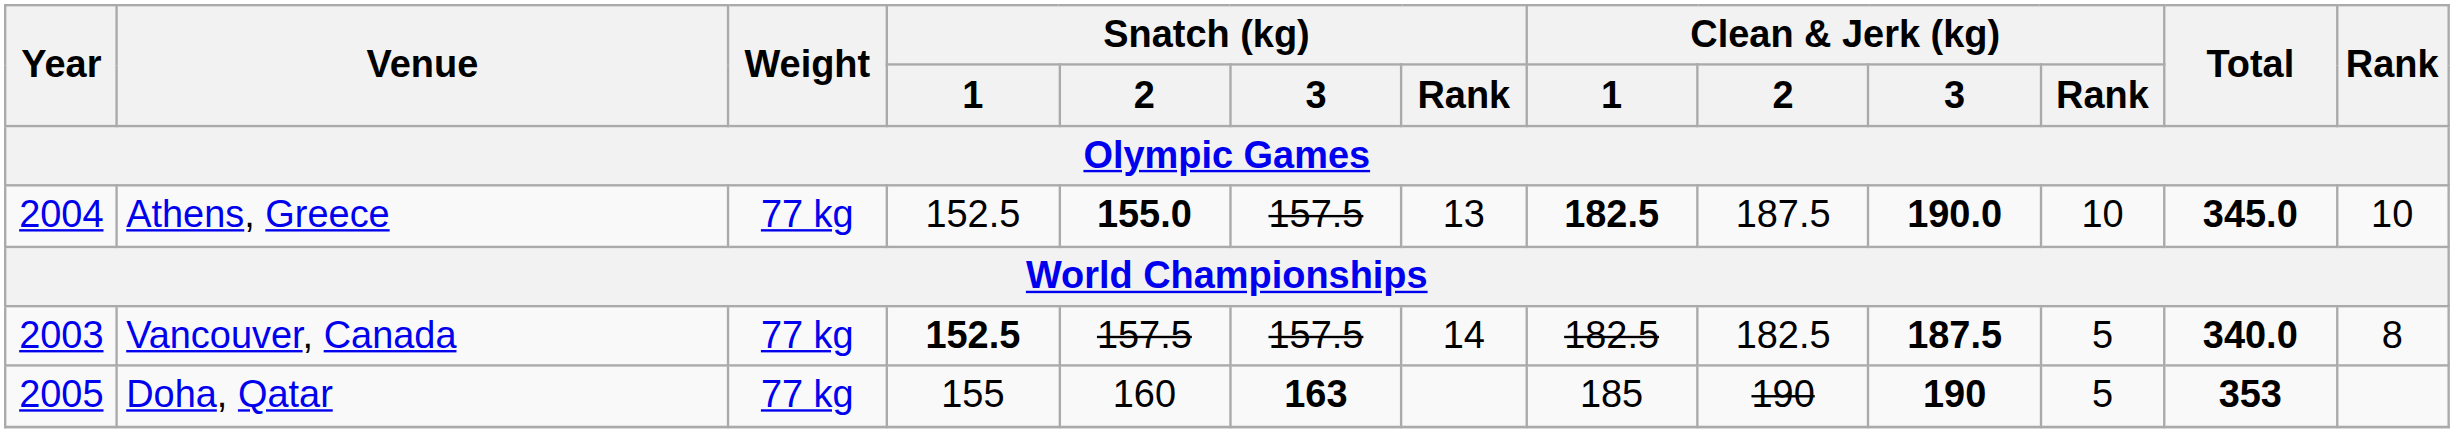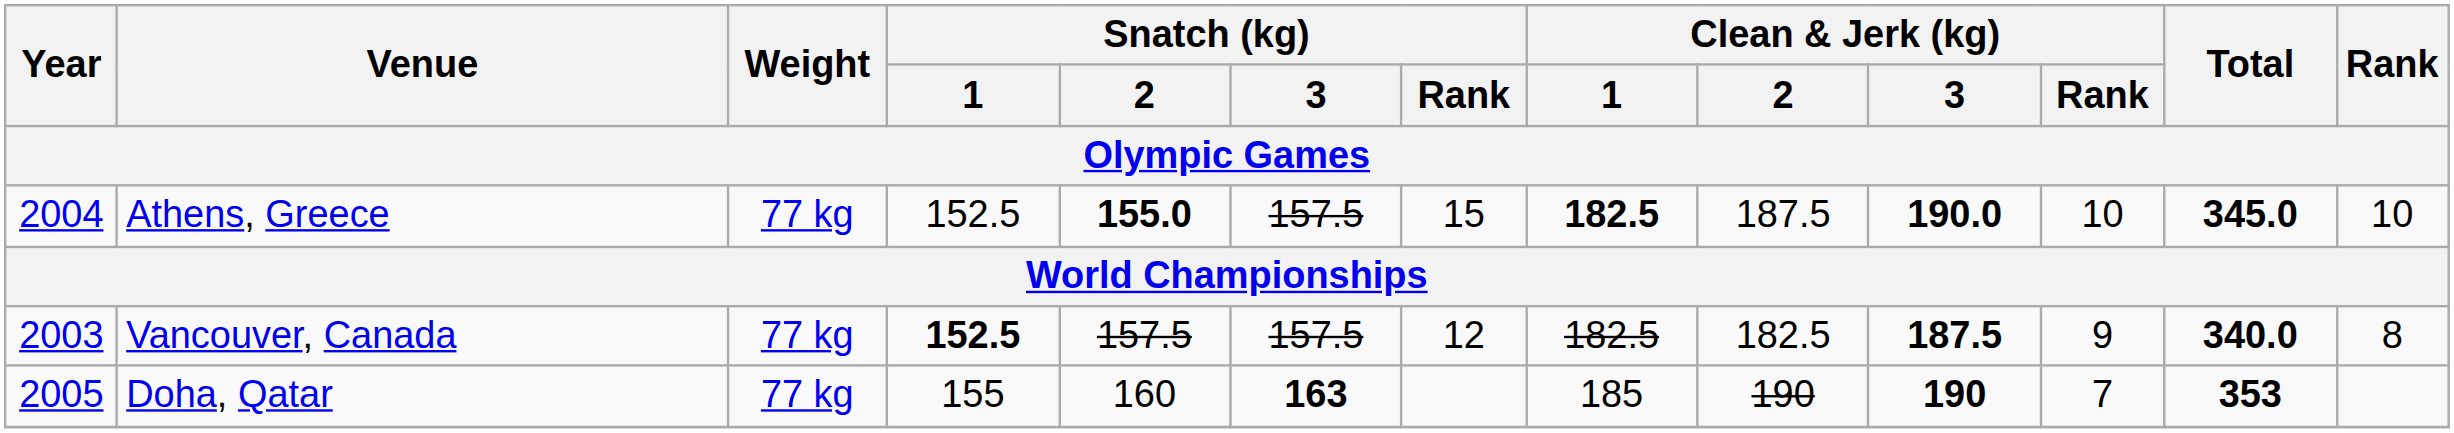(1464, 214) 13 -> (1464, 214) 15
(1464, 335) 14 -> (1464, 335) 12
(2102, 335) 5 -> (2102, 335) 9
(2102, 395) 5 -> (2102, 395) 7
